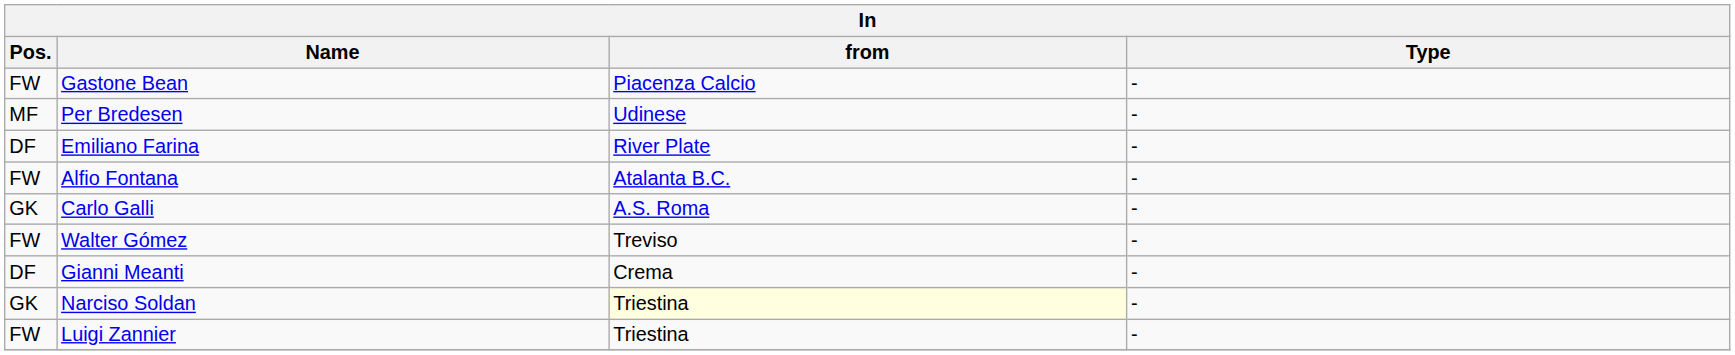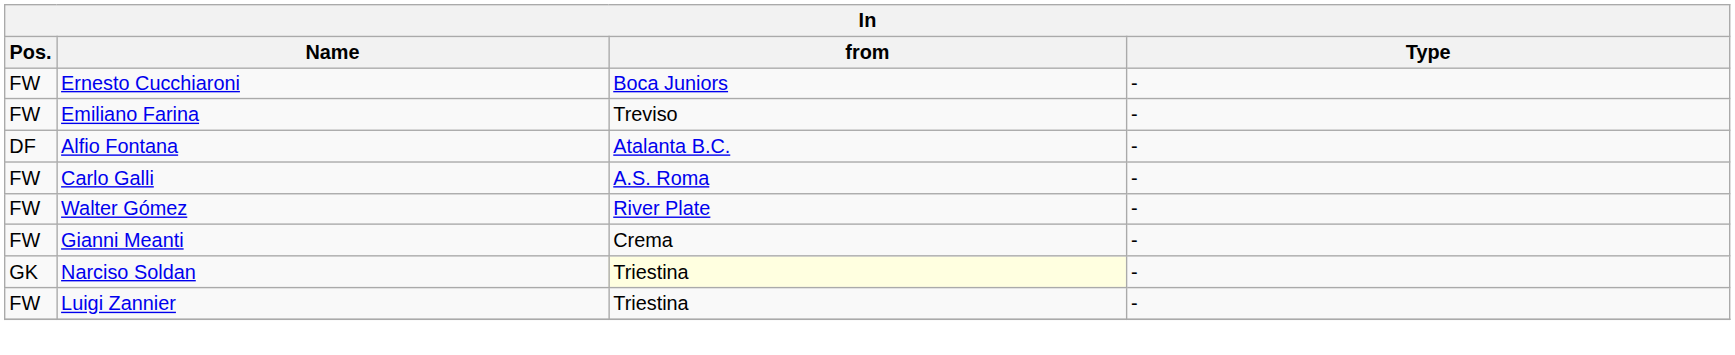- row: (125, 84)
- row: (122, 115)
+ row: (151, 84)
(23, 146) DF -> (25, 115) FW
(662, 146) River Plate -> (645, 115) Treviso
(25, 178) FW -> (23, 146) DF
(24, 209) GK -> (25, 178) FW
(645, 241) Treviso -> (662, 209) River Plate
(23, 272) DF -> (25, 241) FW
